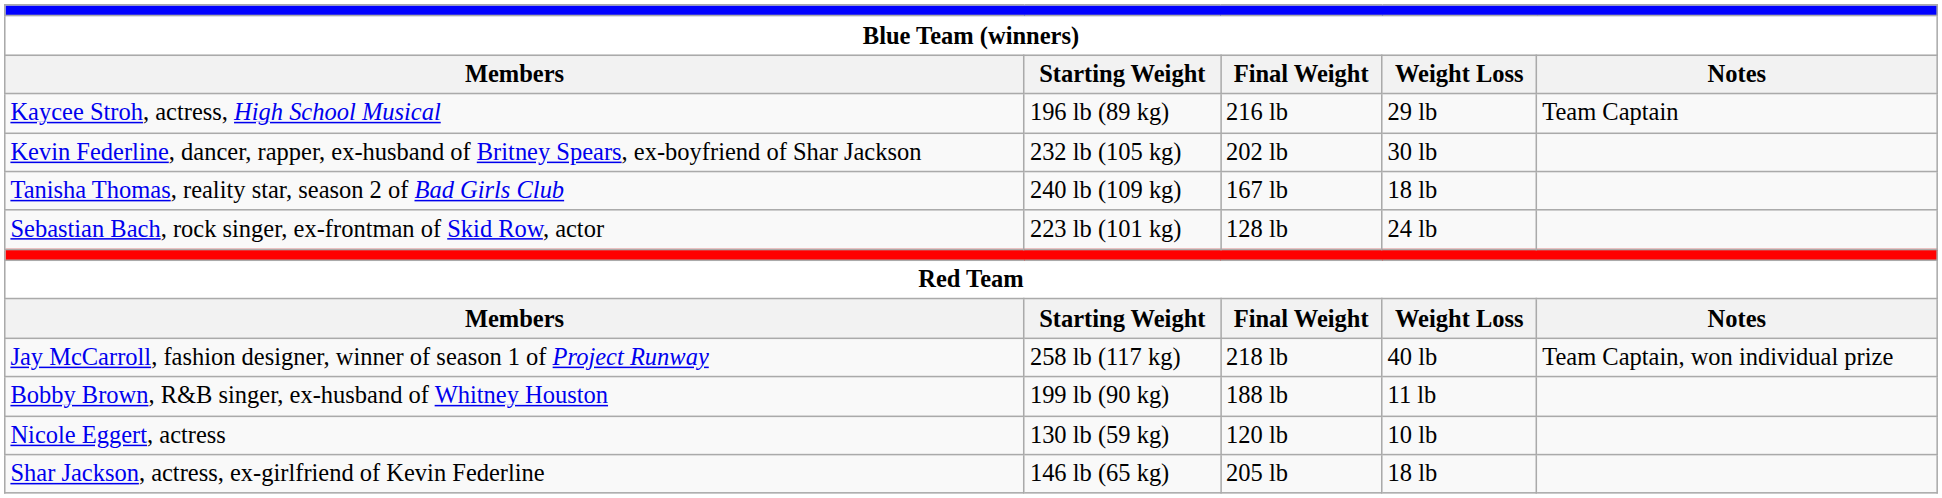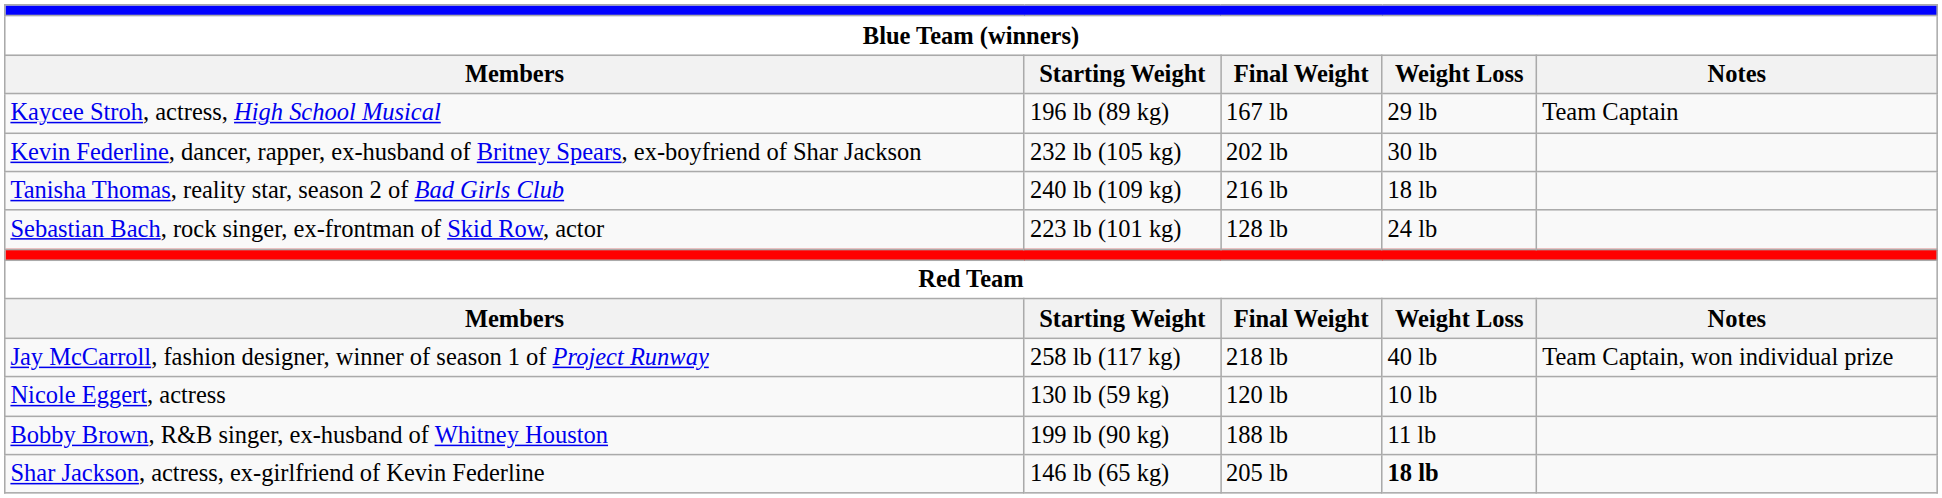(1257, 112) 216 lb -> (1257, 112) 167 lb
(1257, 190) 167 lb -> (1257, 190) 216 lb
rows swapped: (118, 434) <-> (309, 395)
(1412, 473) normal -> (1413, 473) bold
